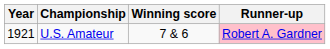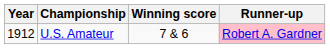(21, 33) 1921 -> (21, 33) 1912
